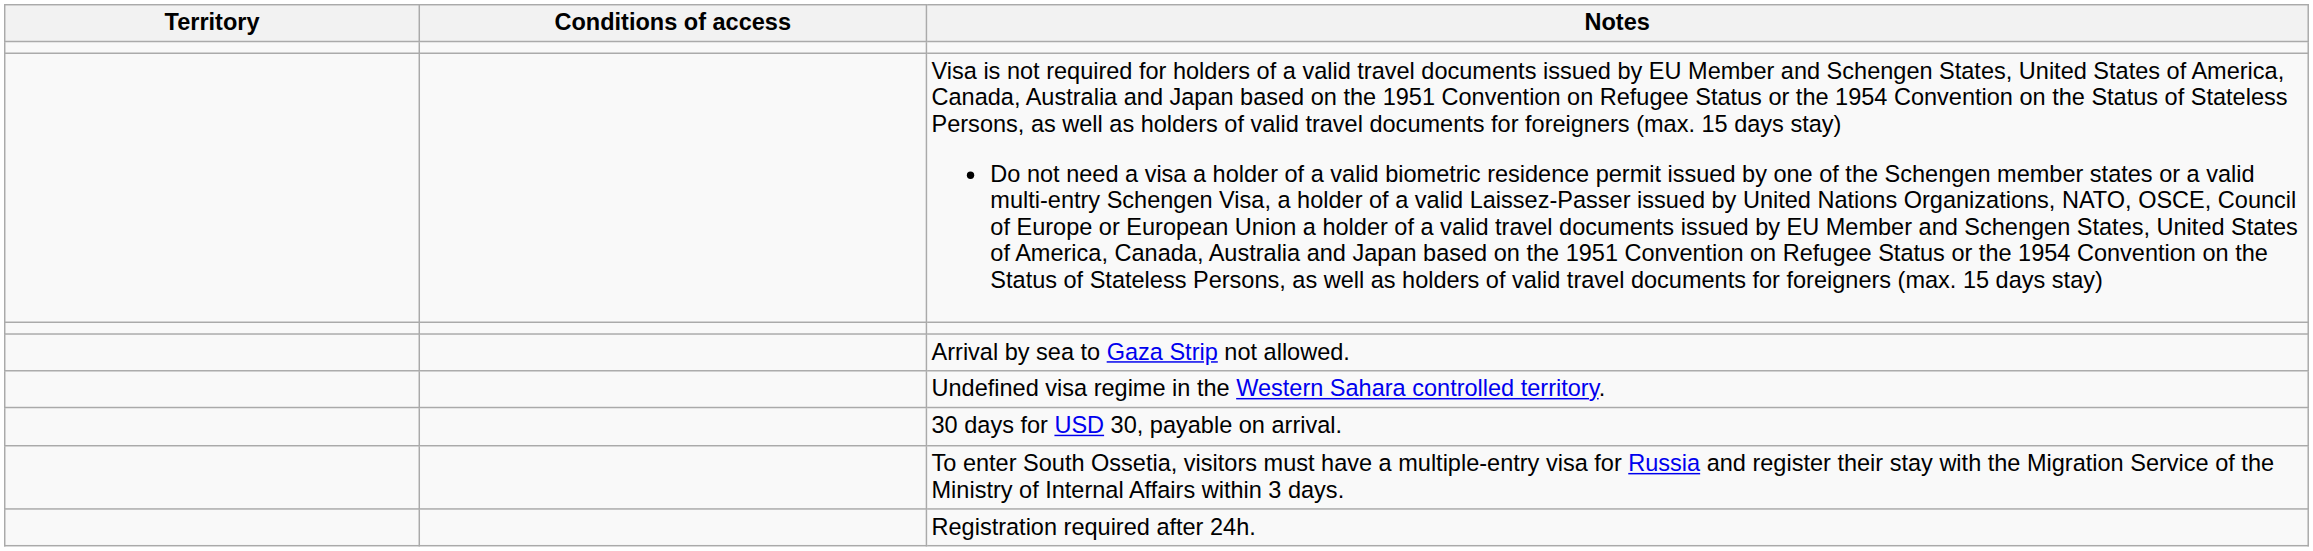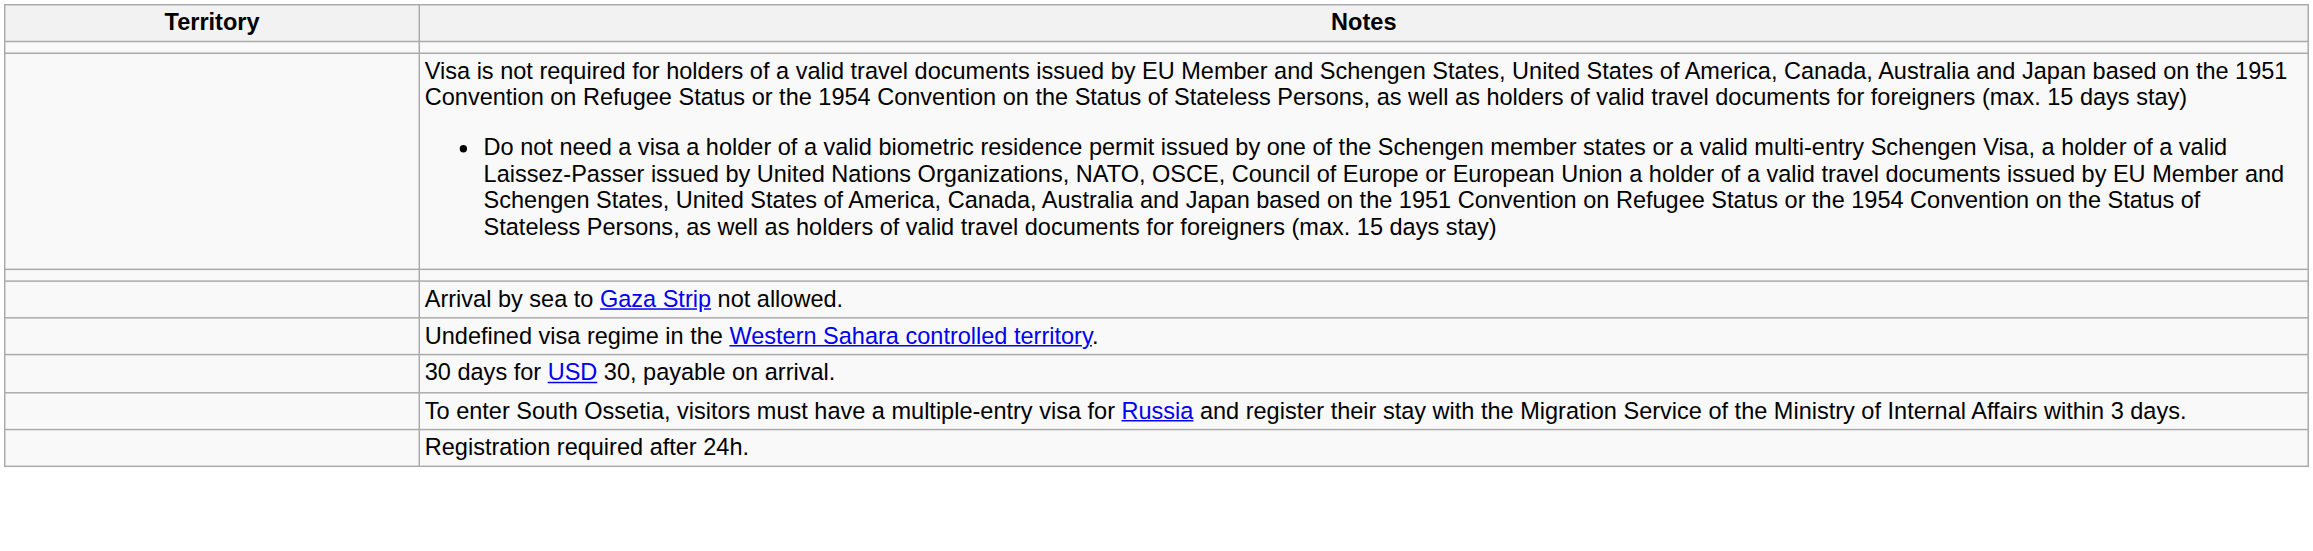- column: (673, 23)
